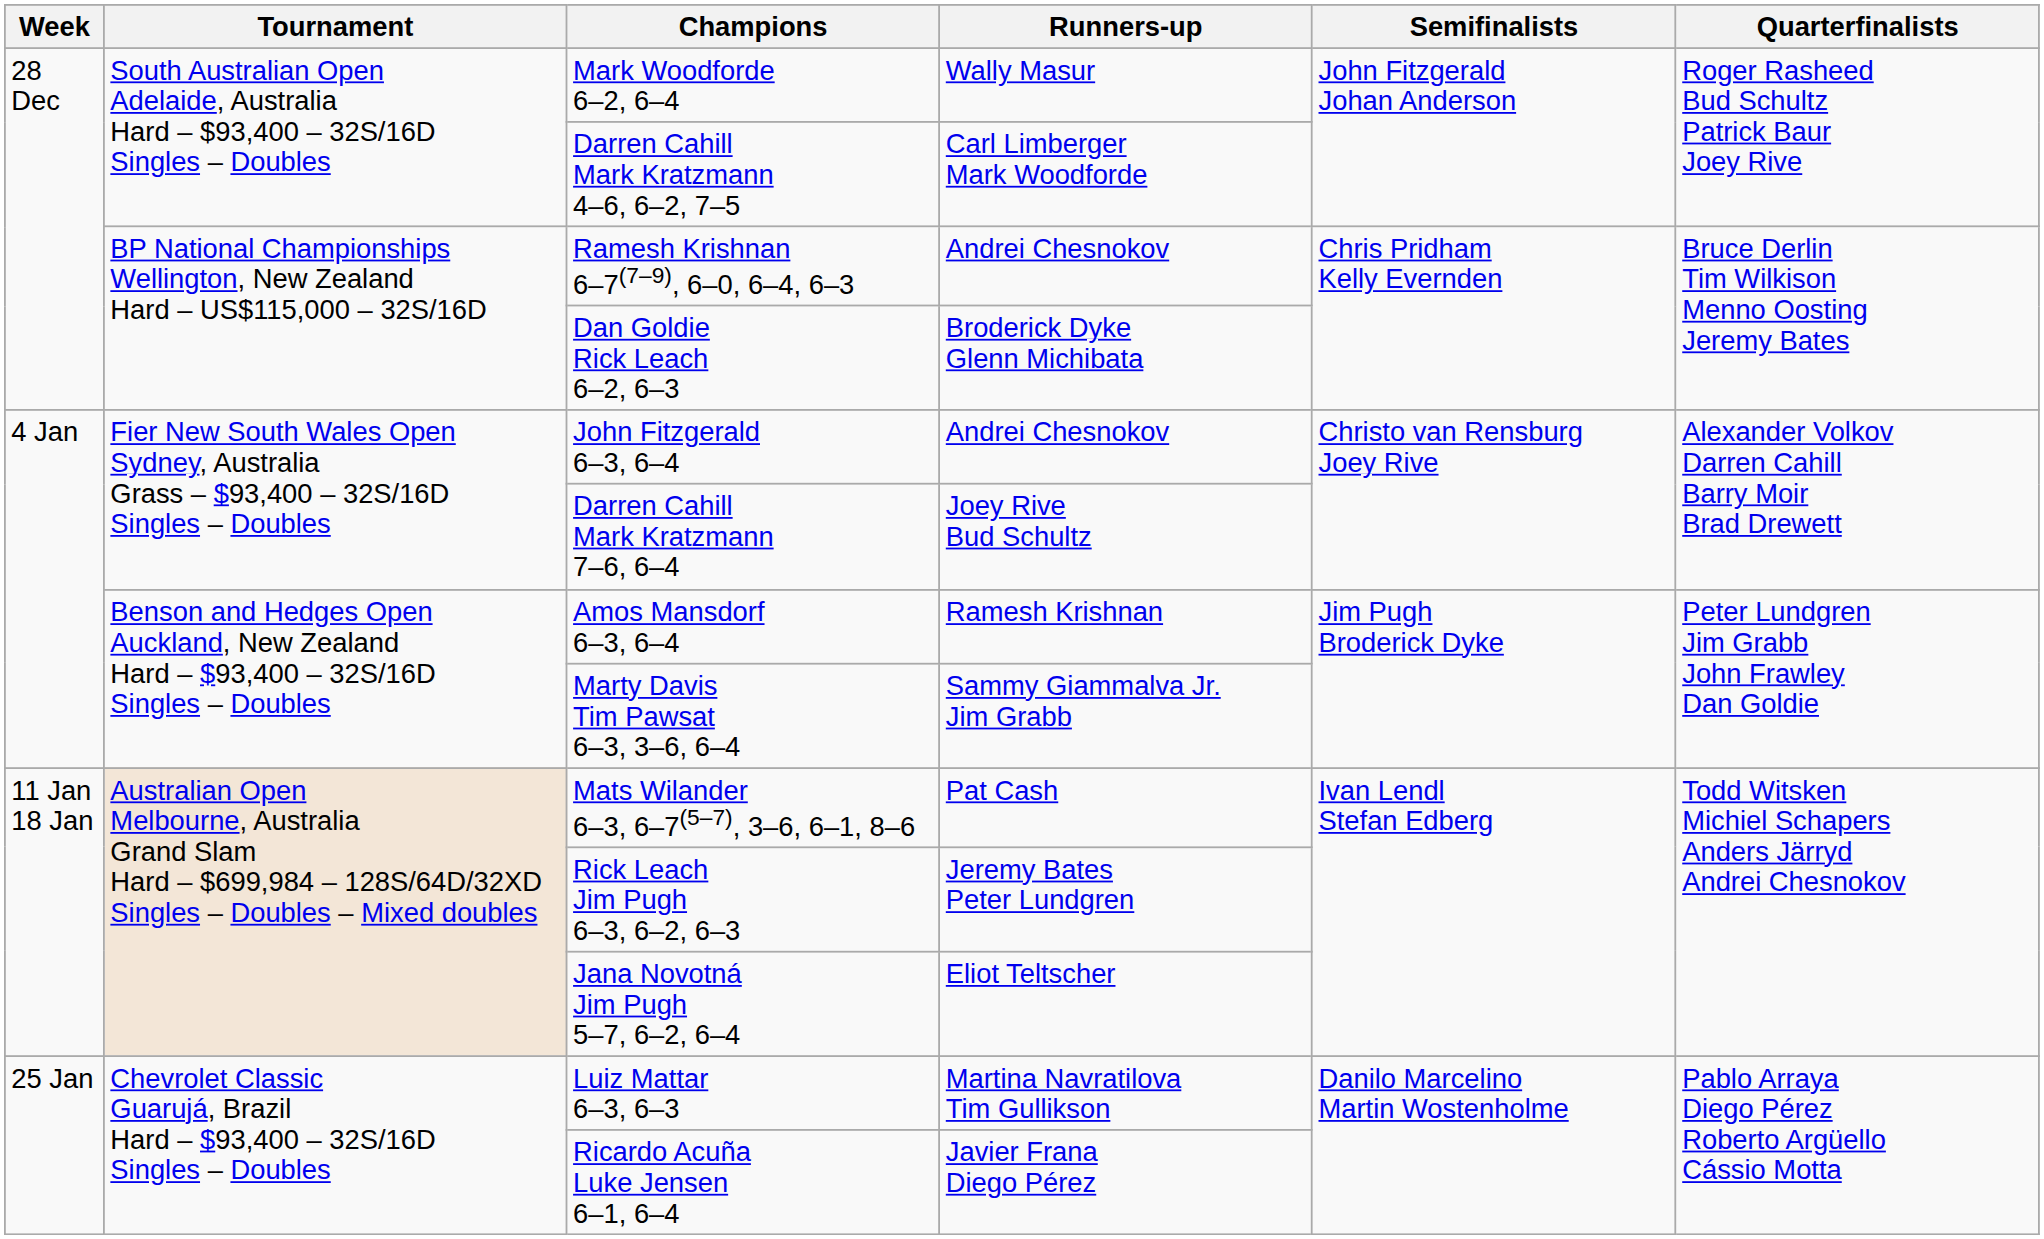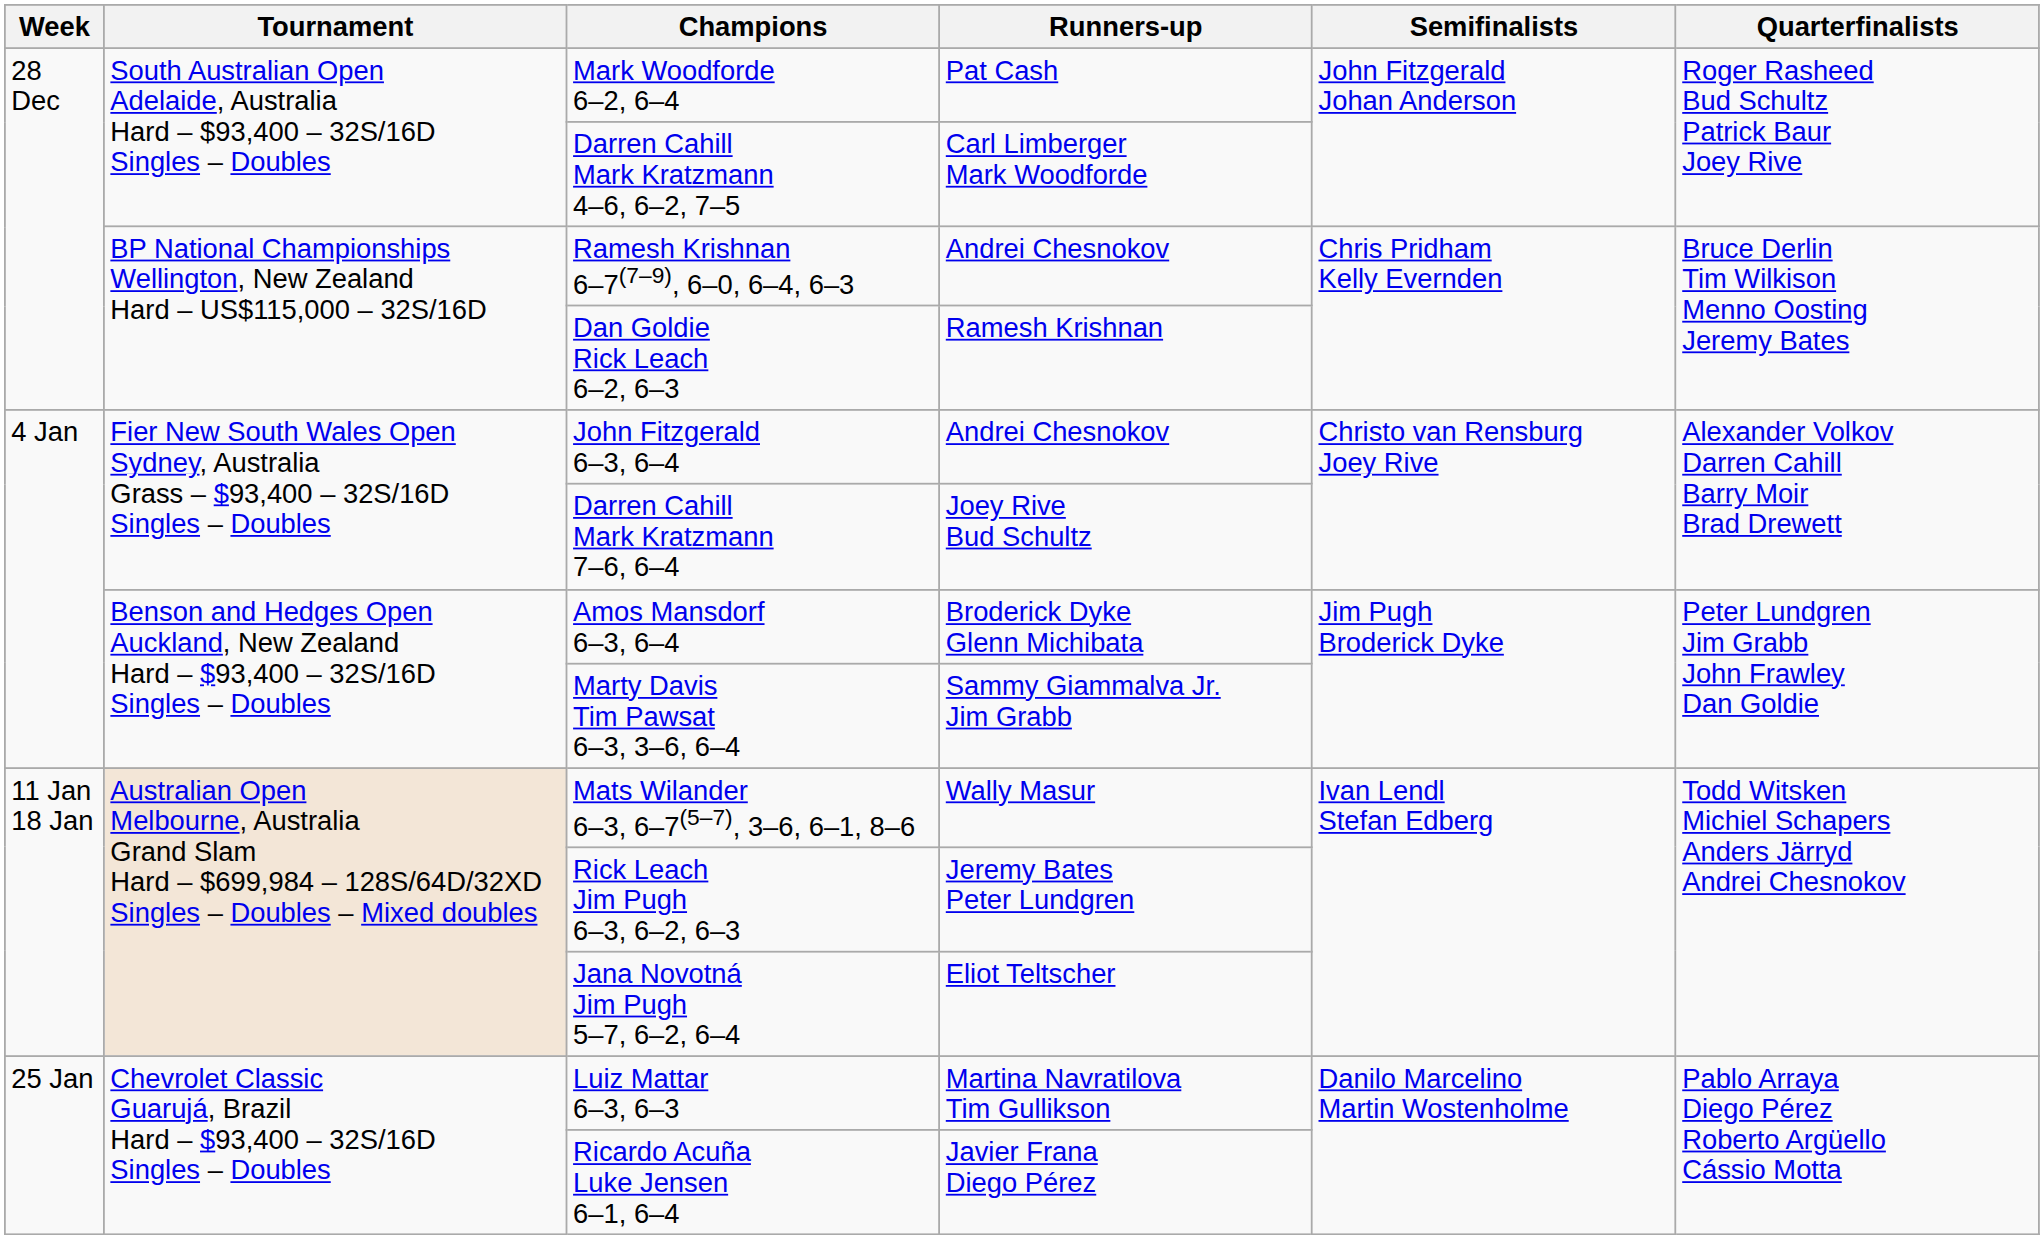(1020, 70) Wally Masur -> (1002, 70) Pat Cash
(1045, 343) Broderick Dyke Glenn Michibata -> (1054, 328) Ramesh Krishnan
(1054, 611) Ramesh Krishnan -> (1045, 626) Broderick Dyke Glenn Michibata
(1002, 789) Pat Cash -> (1020, 789) Wally Masur
